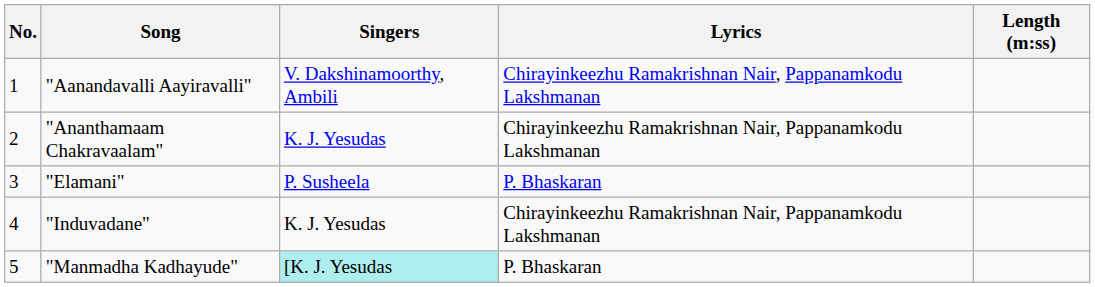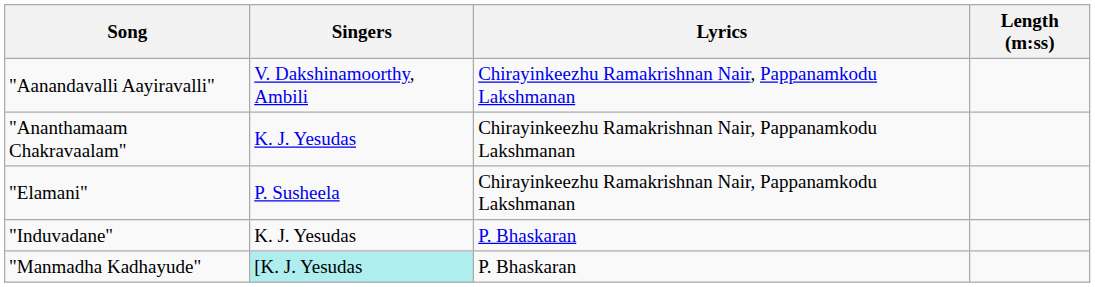- column: (23, 31)
(552, 181) P. Bhaskaran -> (678, 193) Chirayinkeezhu Ramakrishnan Nair, Pappanamkodu Lakshmanan
(703, 224) Chirayinkeezhu Ramakrishnan Nair, Pappanamkodu Lakshmanan -> (527, 235) P. Bhaskaran
